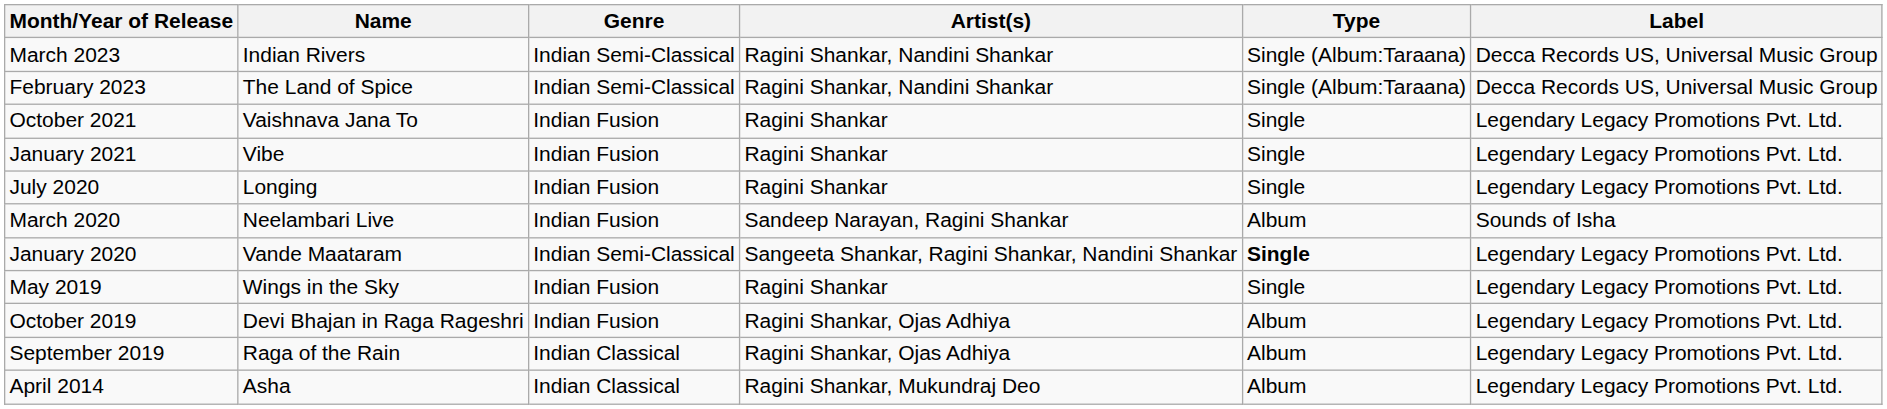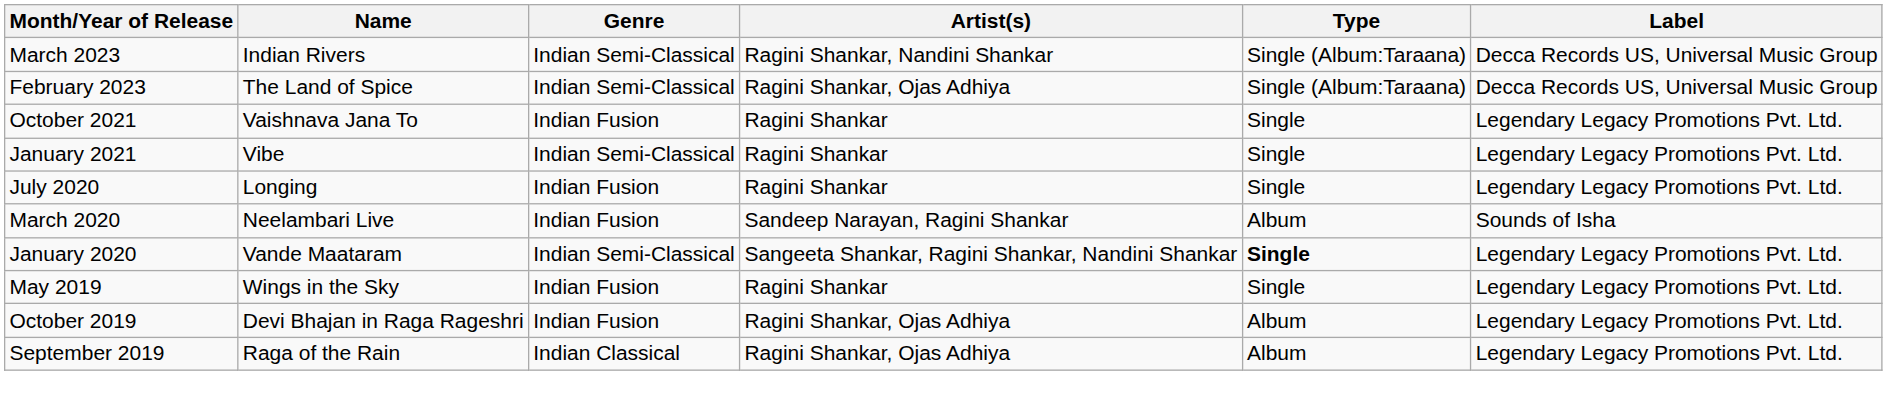(899, 87) Ragini Shankar, Nandini Shankar -> (877, 87) Ragini Shankar, Ojas Adhiya
(596, 154) Indian Fusion -> (634, 154) Indian Semi-Classical
- row: (57, 386)
